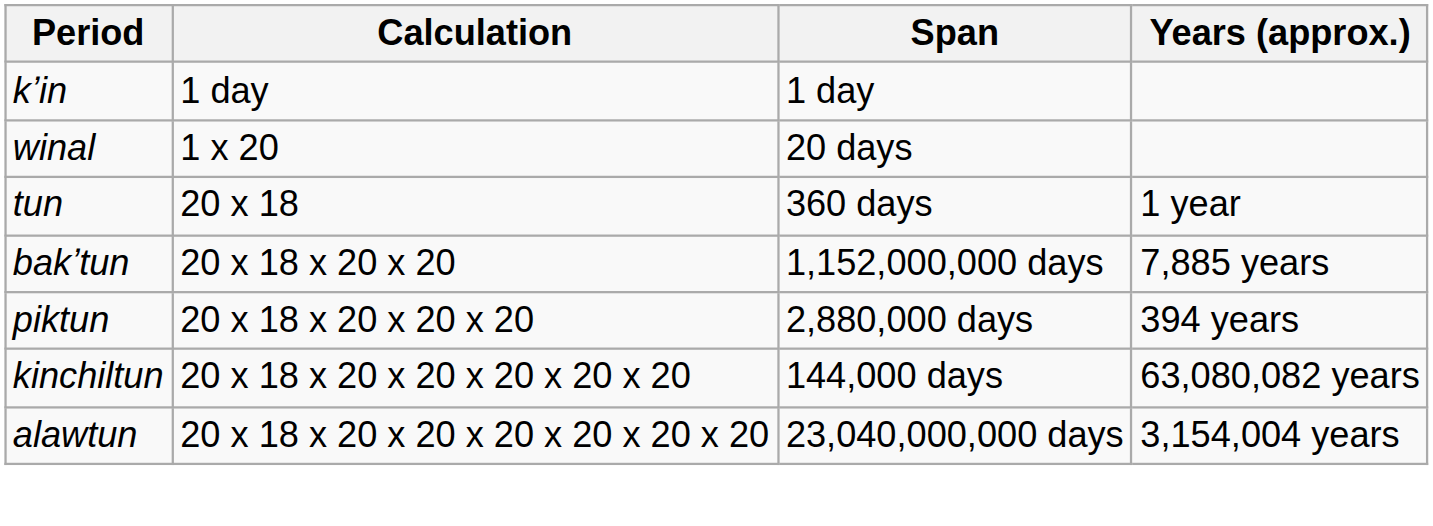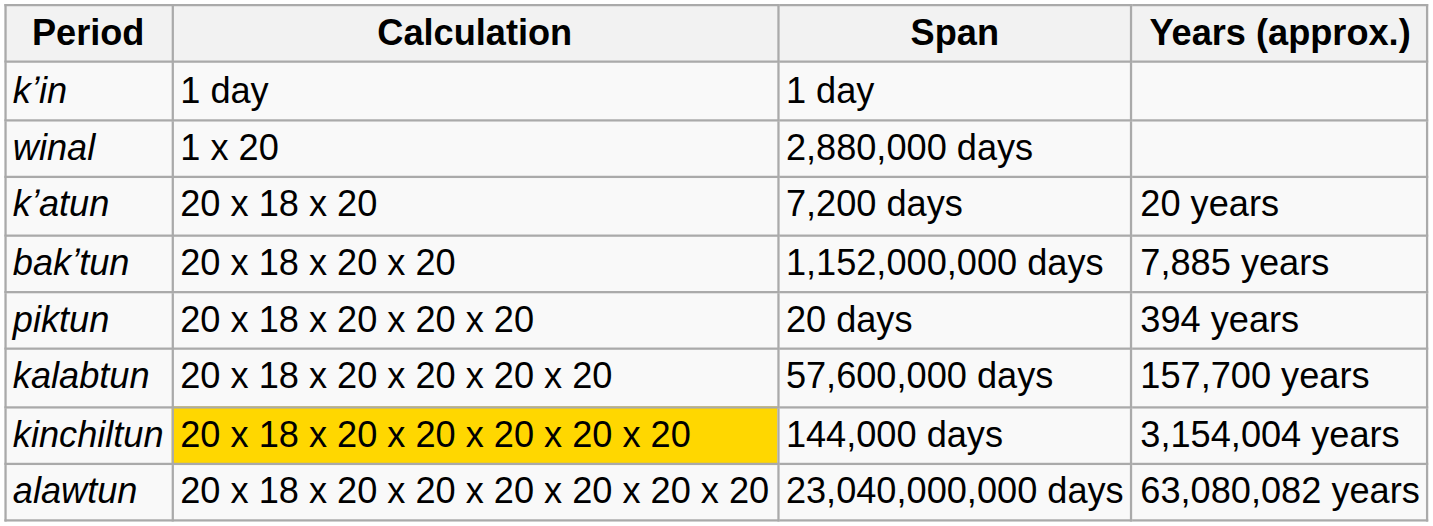(849, 147) 20 days -> (910, 147) 2,880,000 days
- row: (38, 205)
+ row: (61, 205)
(910, 319) 2,880,000 days -> (849, 319) 20 days
+ row: (81, 377)
(436, 377) no background -> (436, 434) gold background
(1280, 377) 63,080,082 years -> (1270, 434) 3,154,004 years
(1270, 434) 3,154,004 years -> (1280, 491) 63,080,082 years
